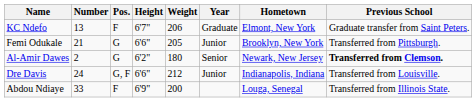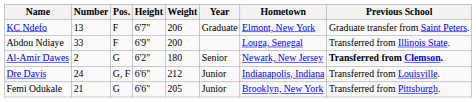rows swapped: (34, 43) <-> (35, 89)
